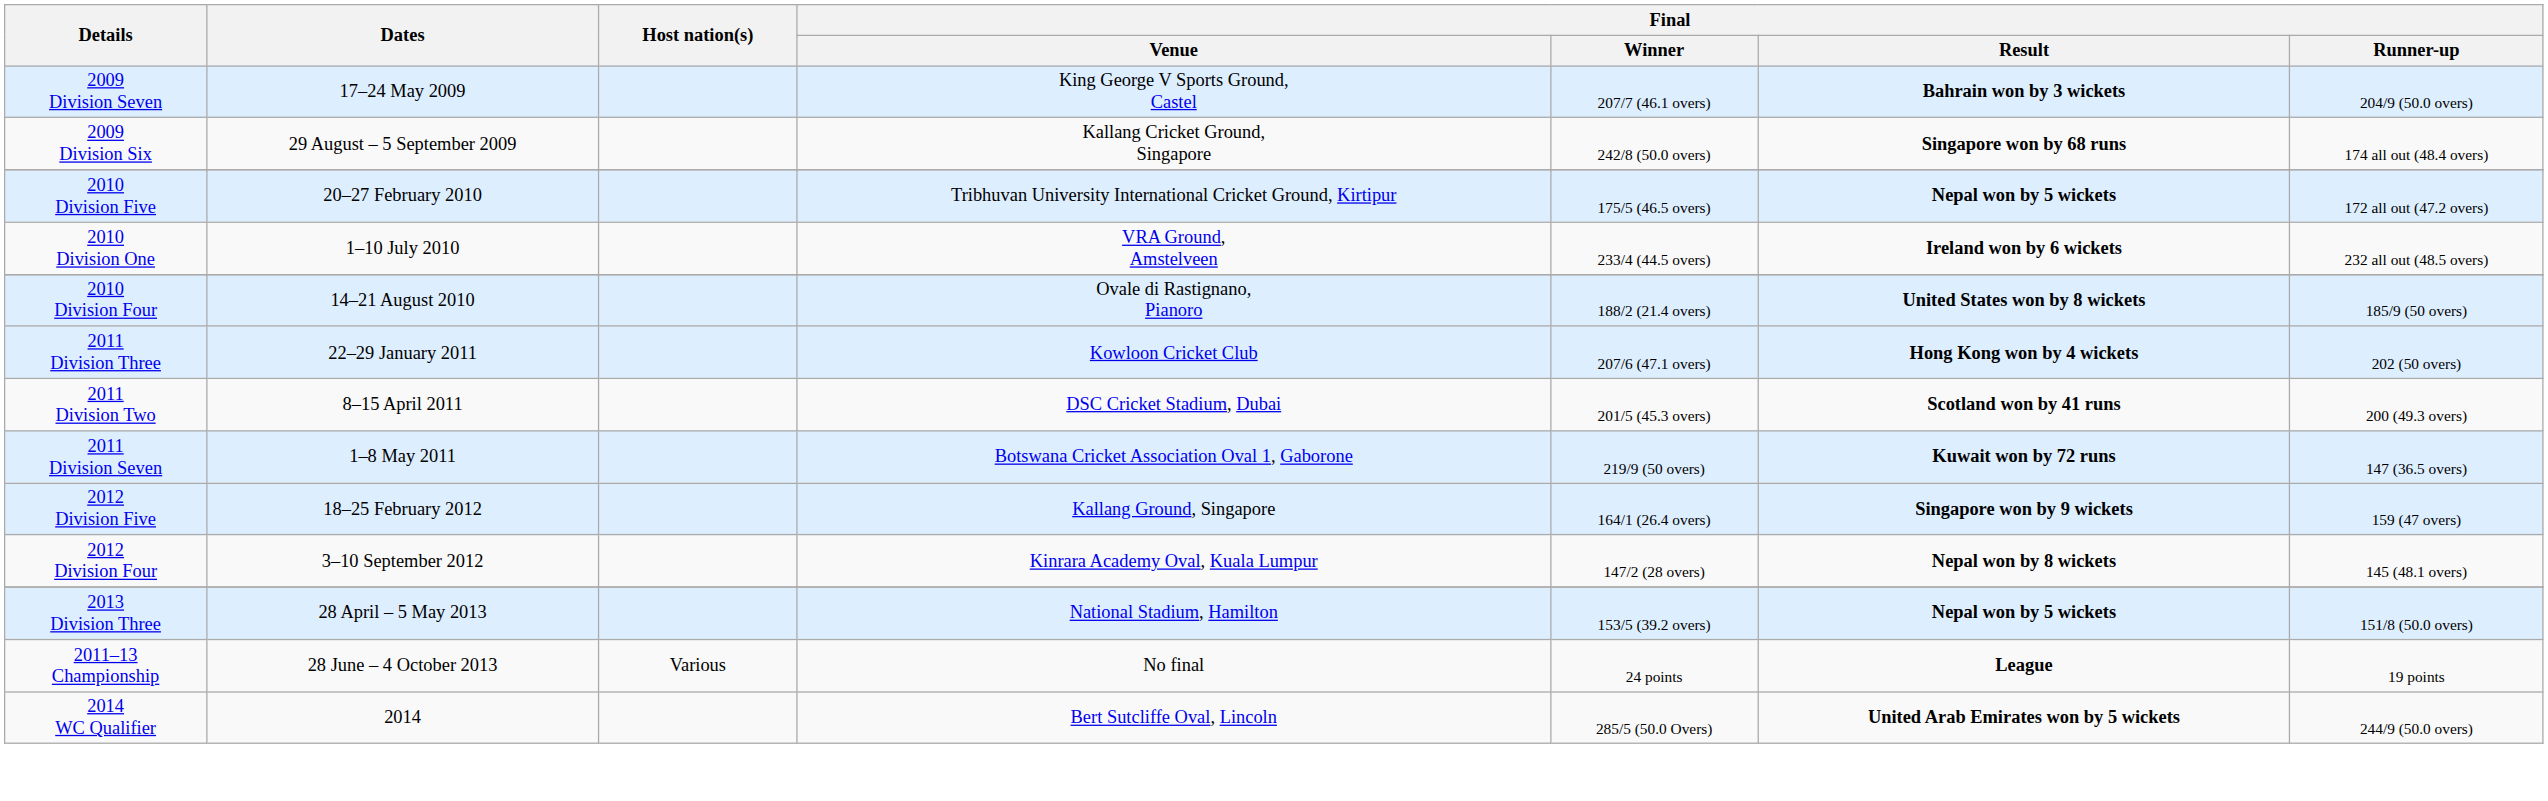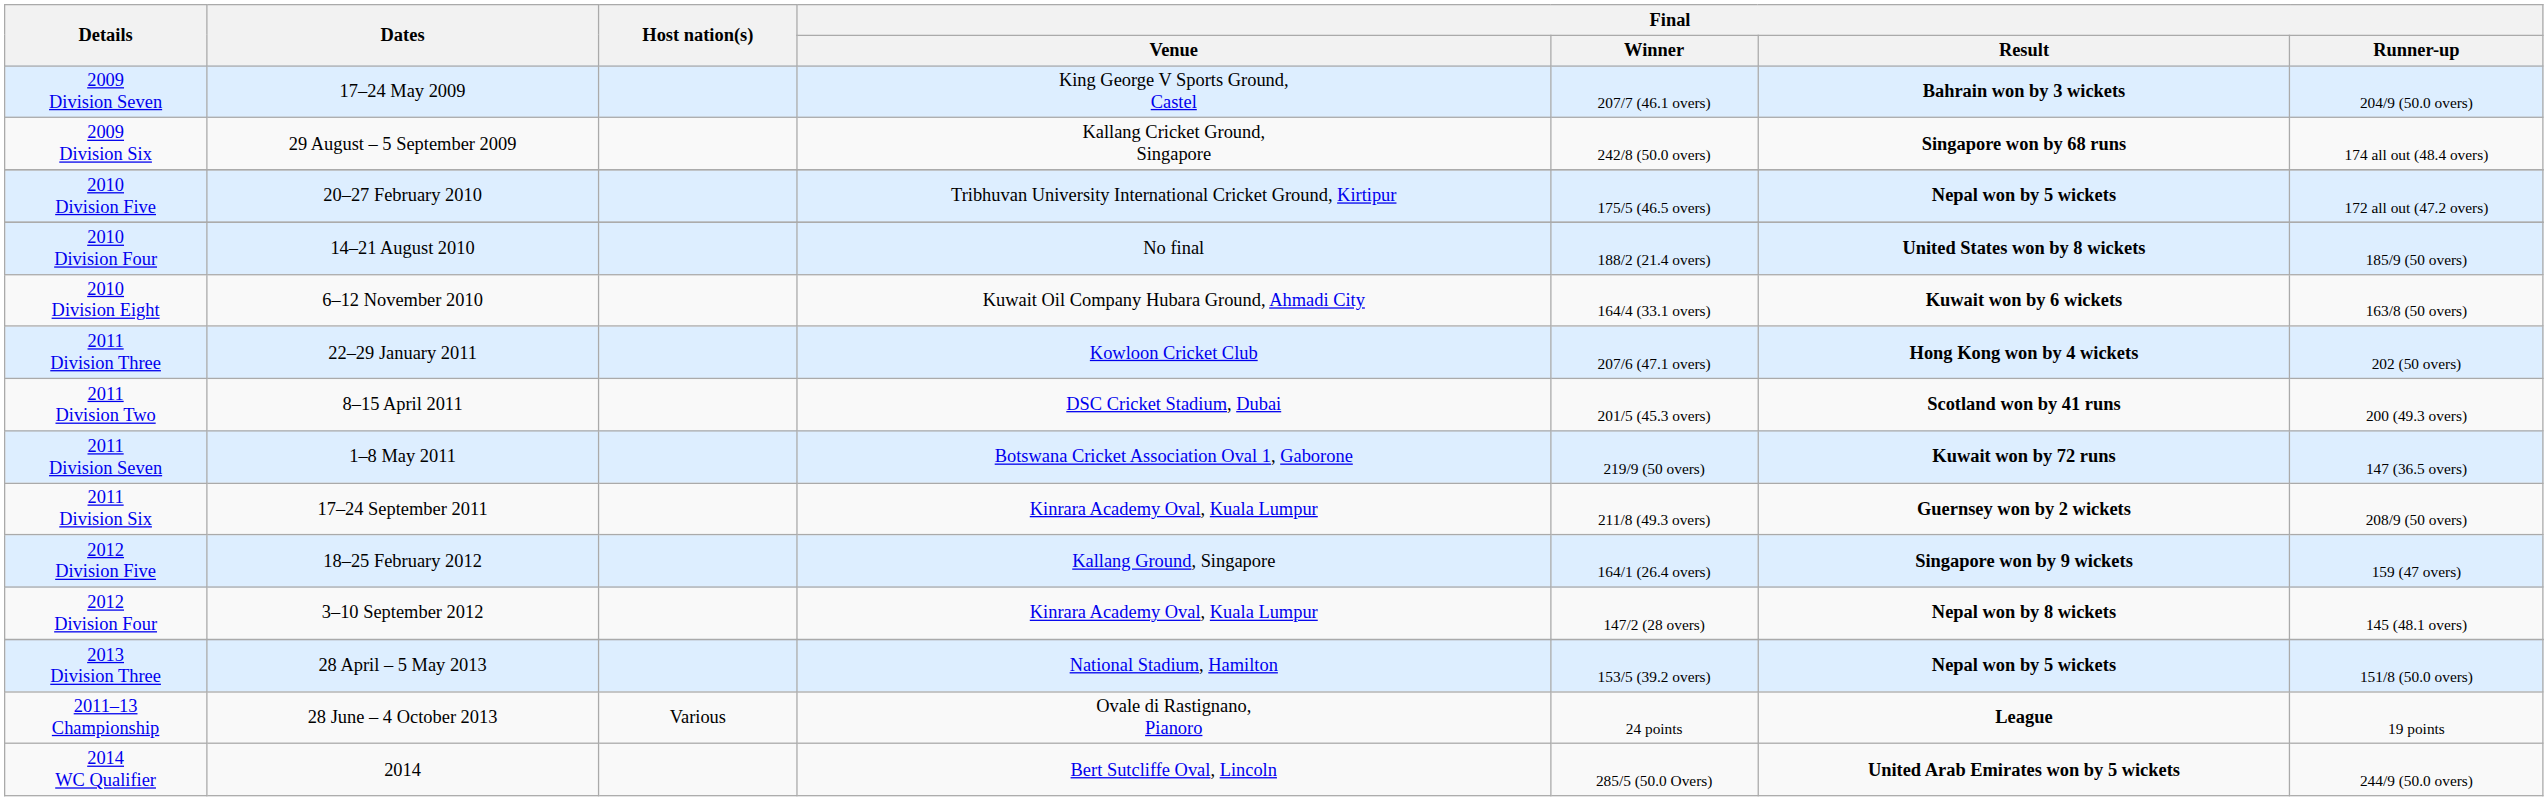- row: (106, 248)
(1174, 300) Ovale di Rastignano, Pianoro -> (1174, 248) No final
+ row: (106, 300)
+ row: (106, 509)
(1174, 665) No final -> (1174, 717) Ovale di Rastignano, Pianoro
